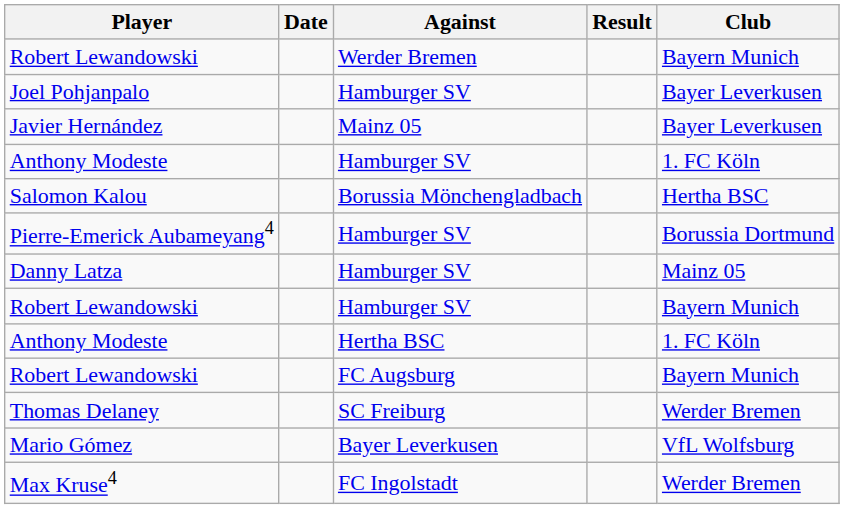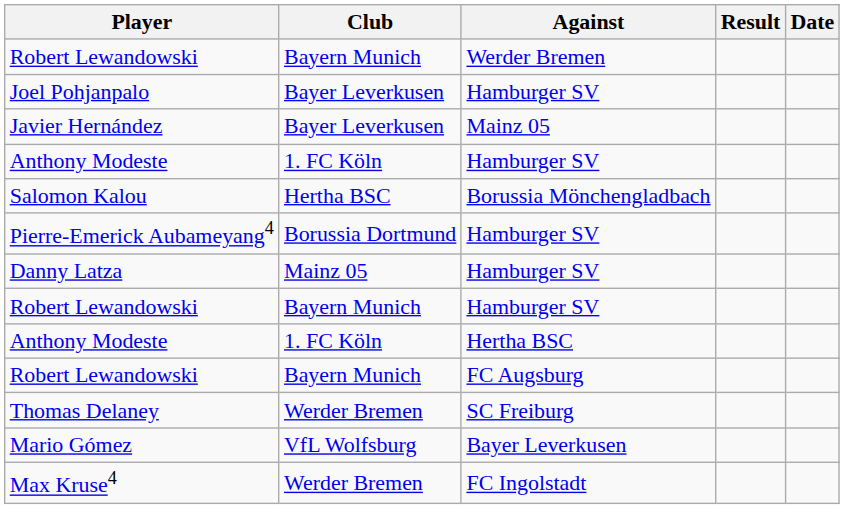columns swapped: (748, 21) <-> (306, 21)
